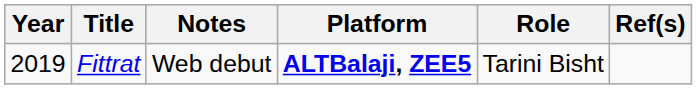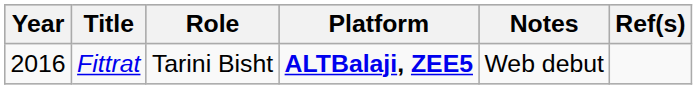columns swapped: (543, 24) <-> (212, 24)
(38, 63) 2019 -> (38, 63) 2016
